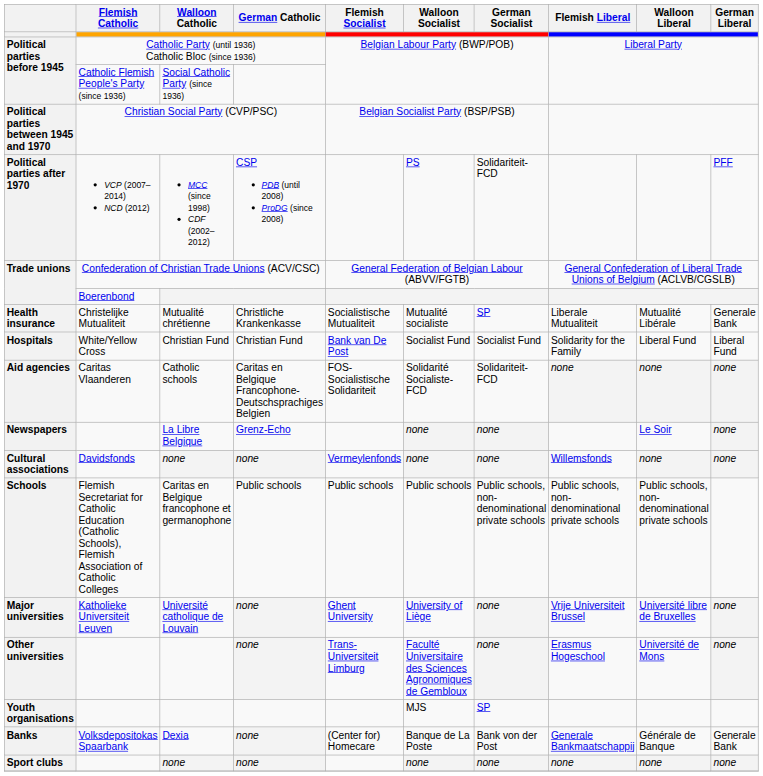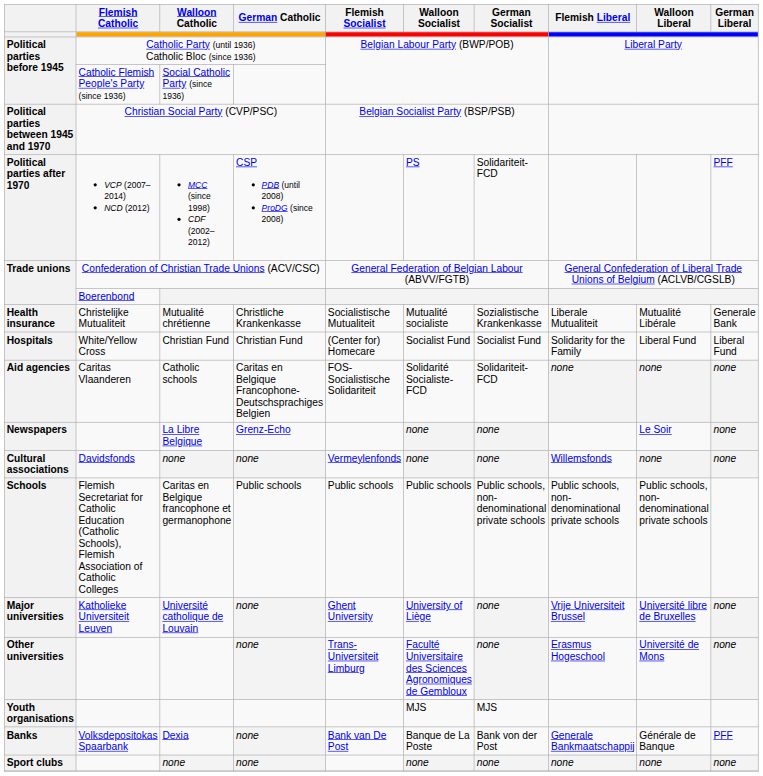(484, 312) SP -> (509, 318) Sozialistische Krankenkasse
(357, 346) Bank van De Post -> (354, 346) (Center for) Homecare
(484, 707) SP -> (487, 707) MJS
(354, 741) (Center for) Homecare -> (357, 741) Bank van De Post
(735, 741) Generale Bank -> (723, 735) PFF
